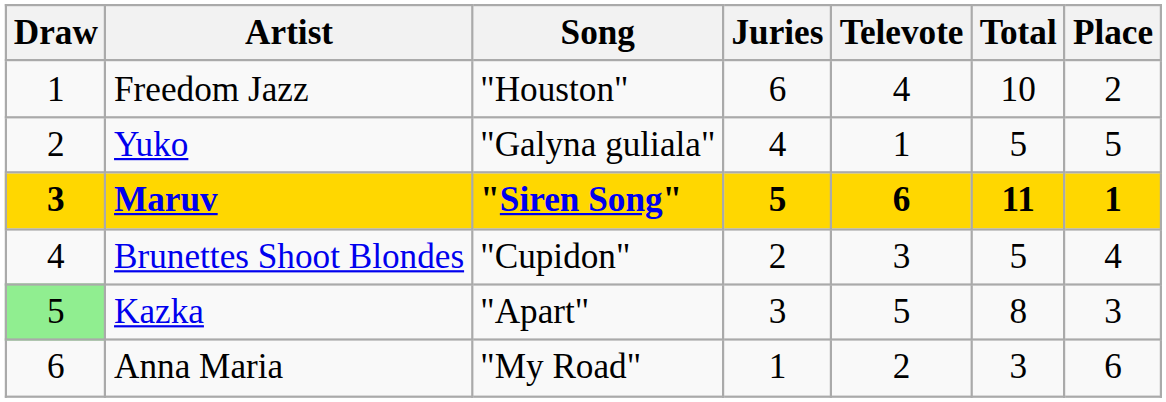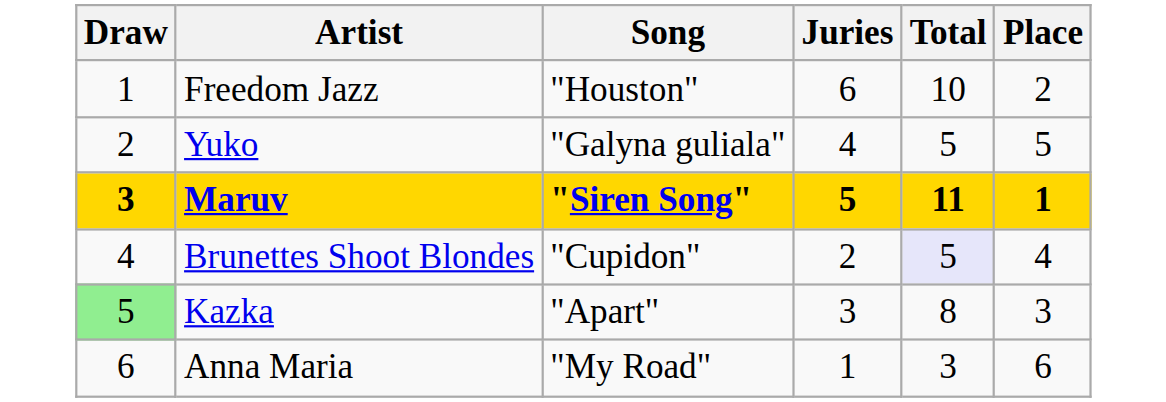- column: (902, 32)
(1018, 255) no background -> (948, 255) lavender background
